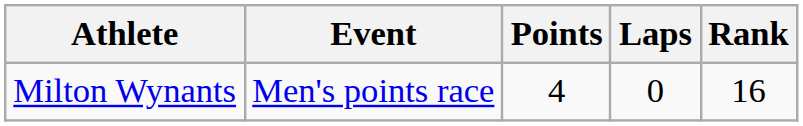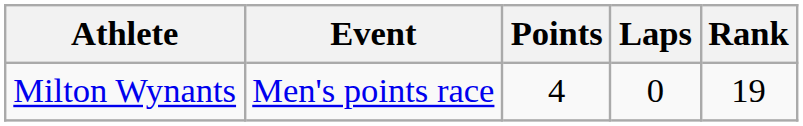(748, 90) 16 -> (748, 90) 19
